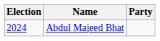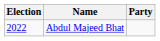(17, 28) 2024 -> (17, 28) 2022
